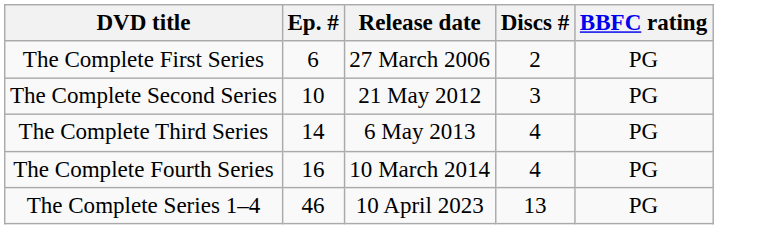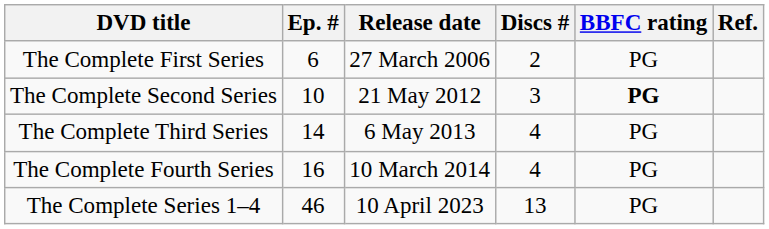+ column: (738, 22)
(644, 95) normal -> (644, 95) bold
